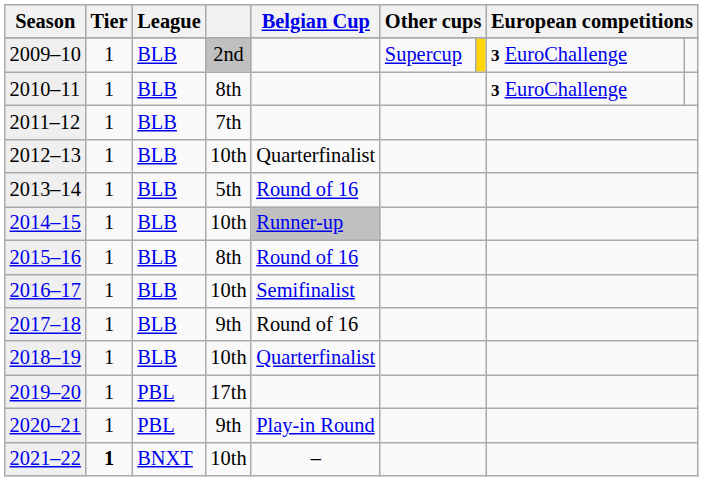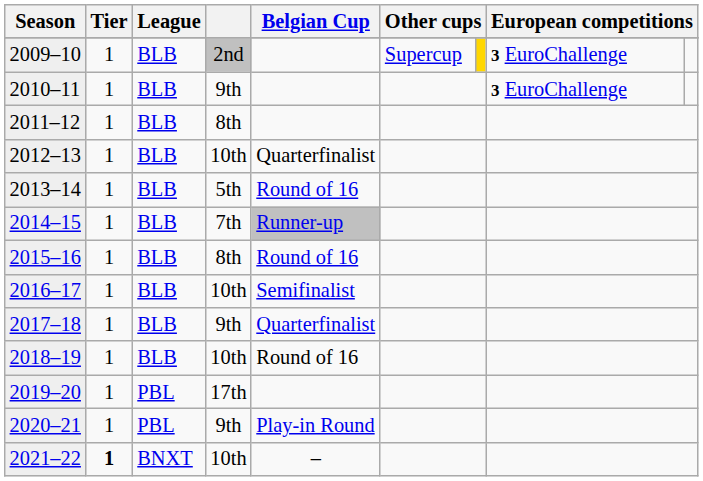(228, 88) 8th -> (228, 88) 9th
(228, 121) 7th -> (228, 121) 8th
(228, 222) 10th -> (228, 222) 7th
(307, 323) Round of 16 -> (316, 323) Quarterfinalist
(316, 357) Quarterfinalist -> (307, 357) Round of 16
